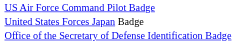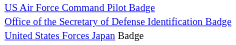rows swapped: (74, 21) <-> (118, 36)
